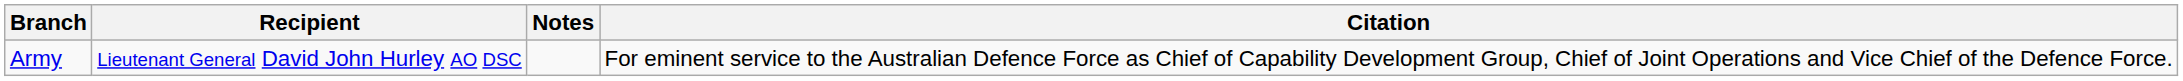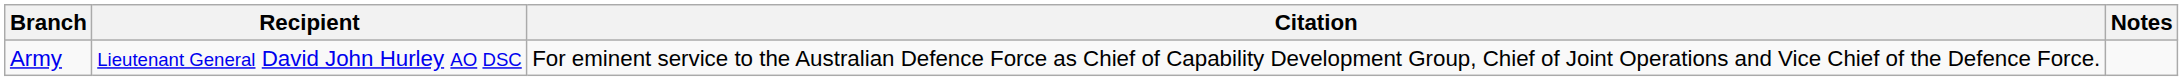columns swapped: (1389, 23) <-> (563, 23)
